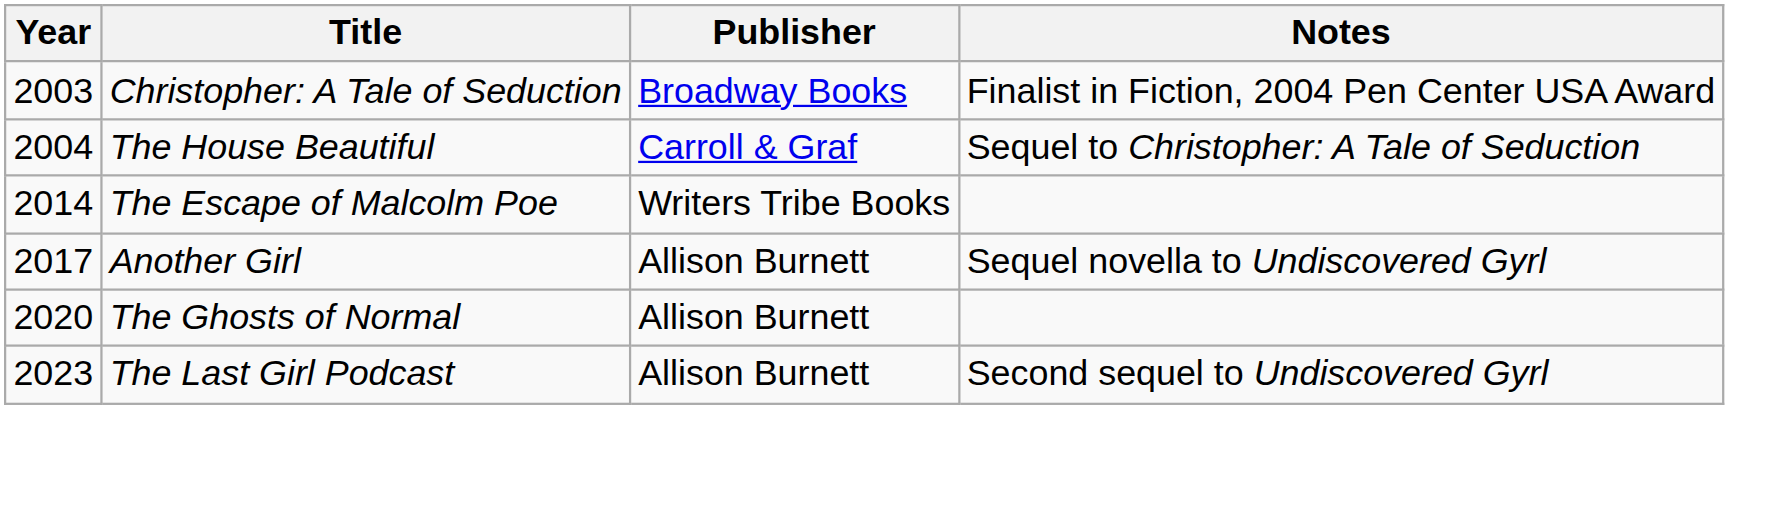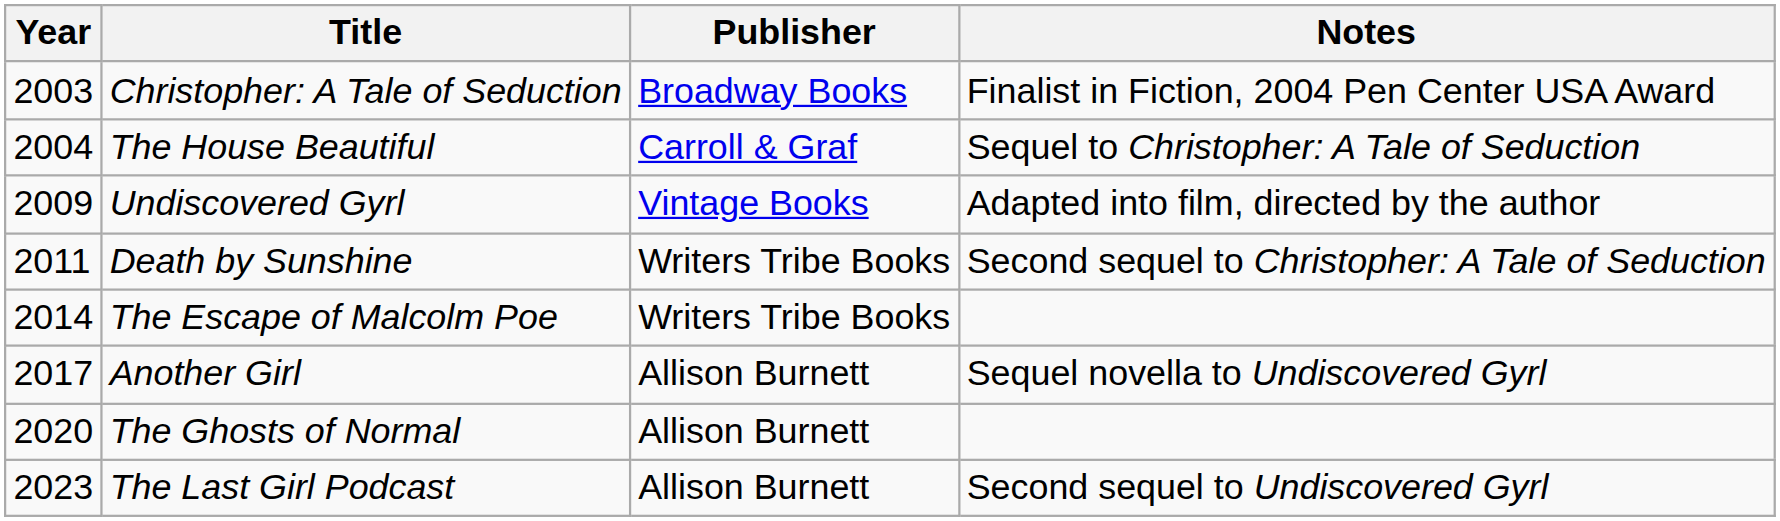+ row: (257, 203)
+ row: (261, 260)
